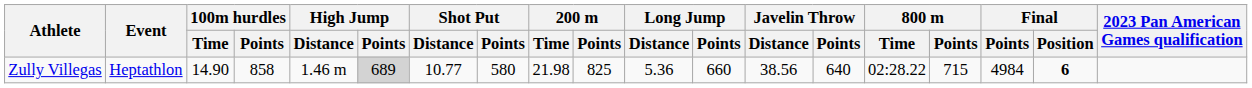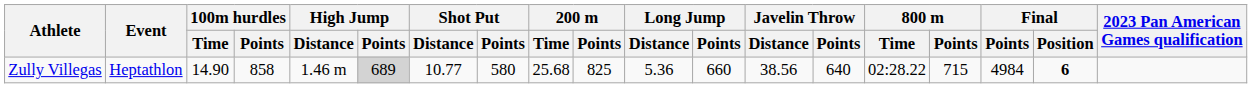(551, 69) 21.98 -> (551, 69) 25.68
